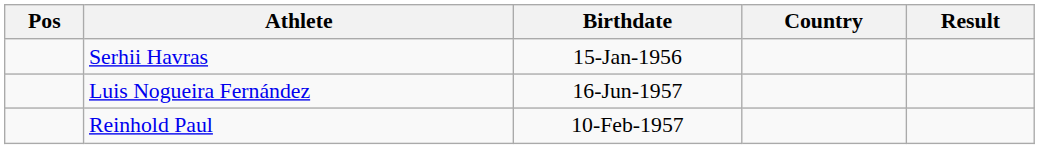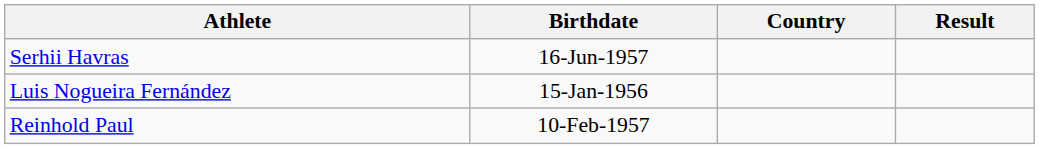- column: (44, 21)
(627, 56) 15-Jan-1956 -> (593, 56) 16-Jun-1957
(627, 90) 16-Jun-1957 -> (593, 90) 15-Jan-1956
